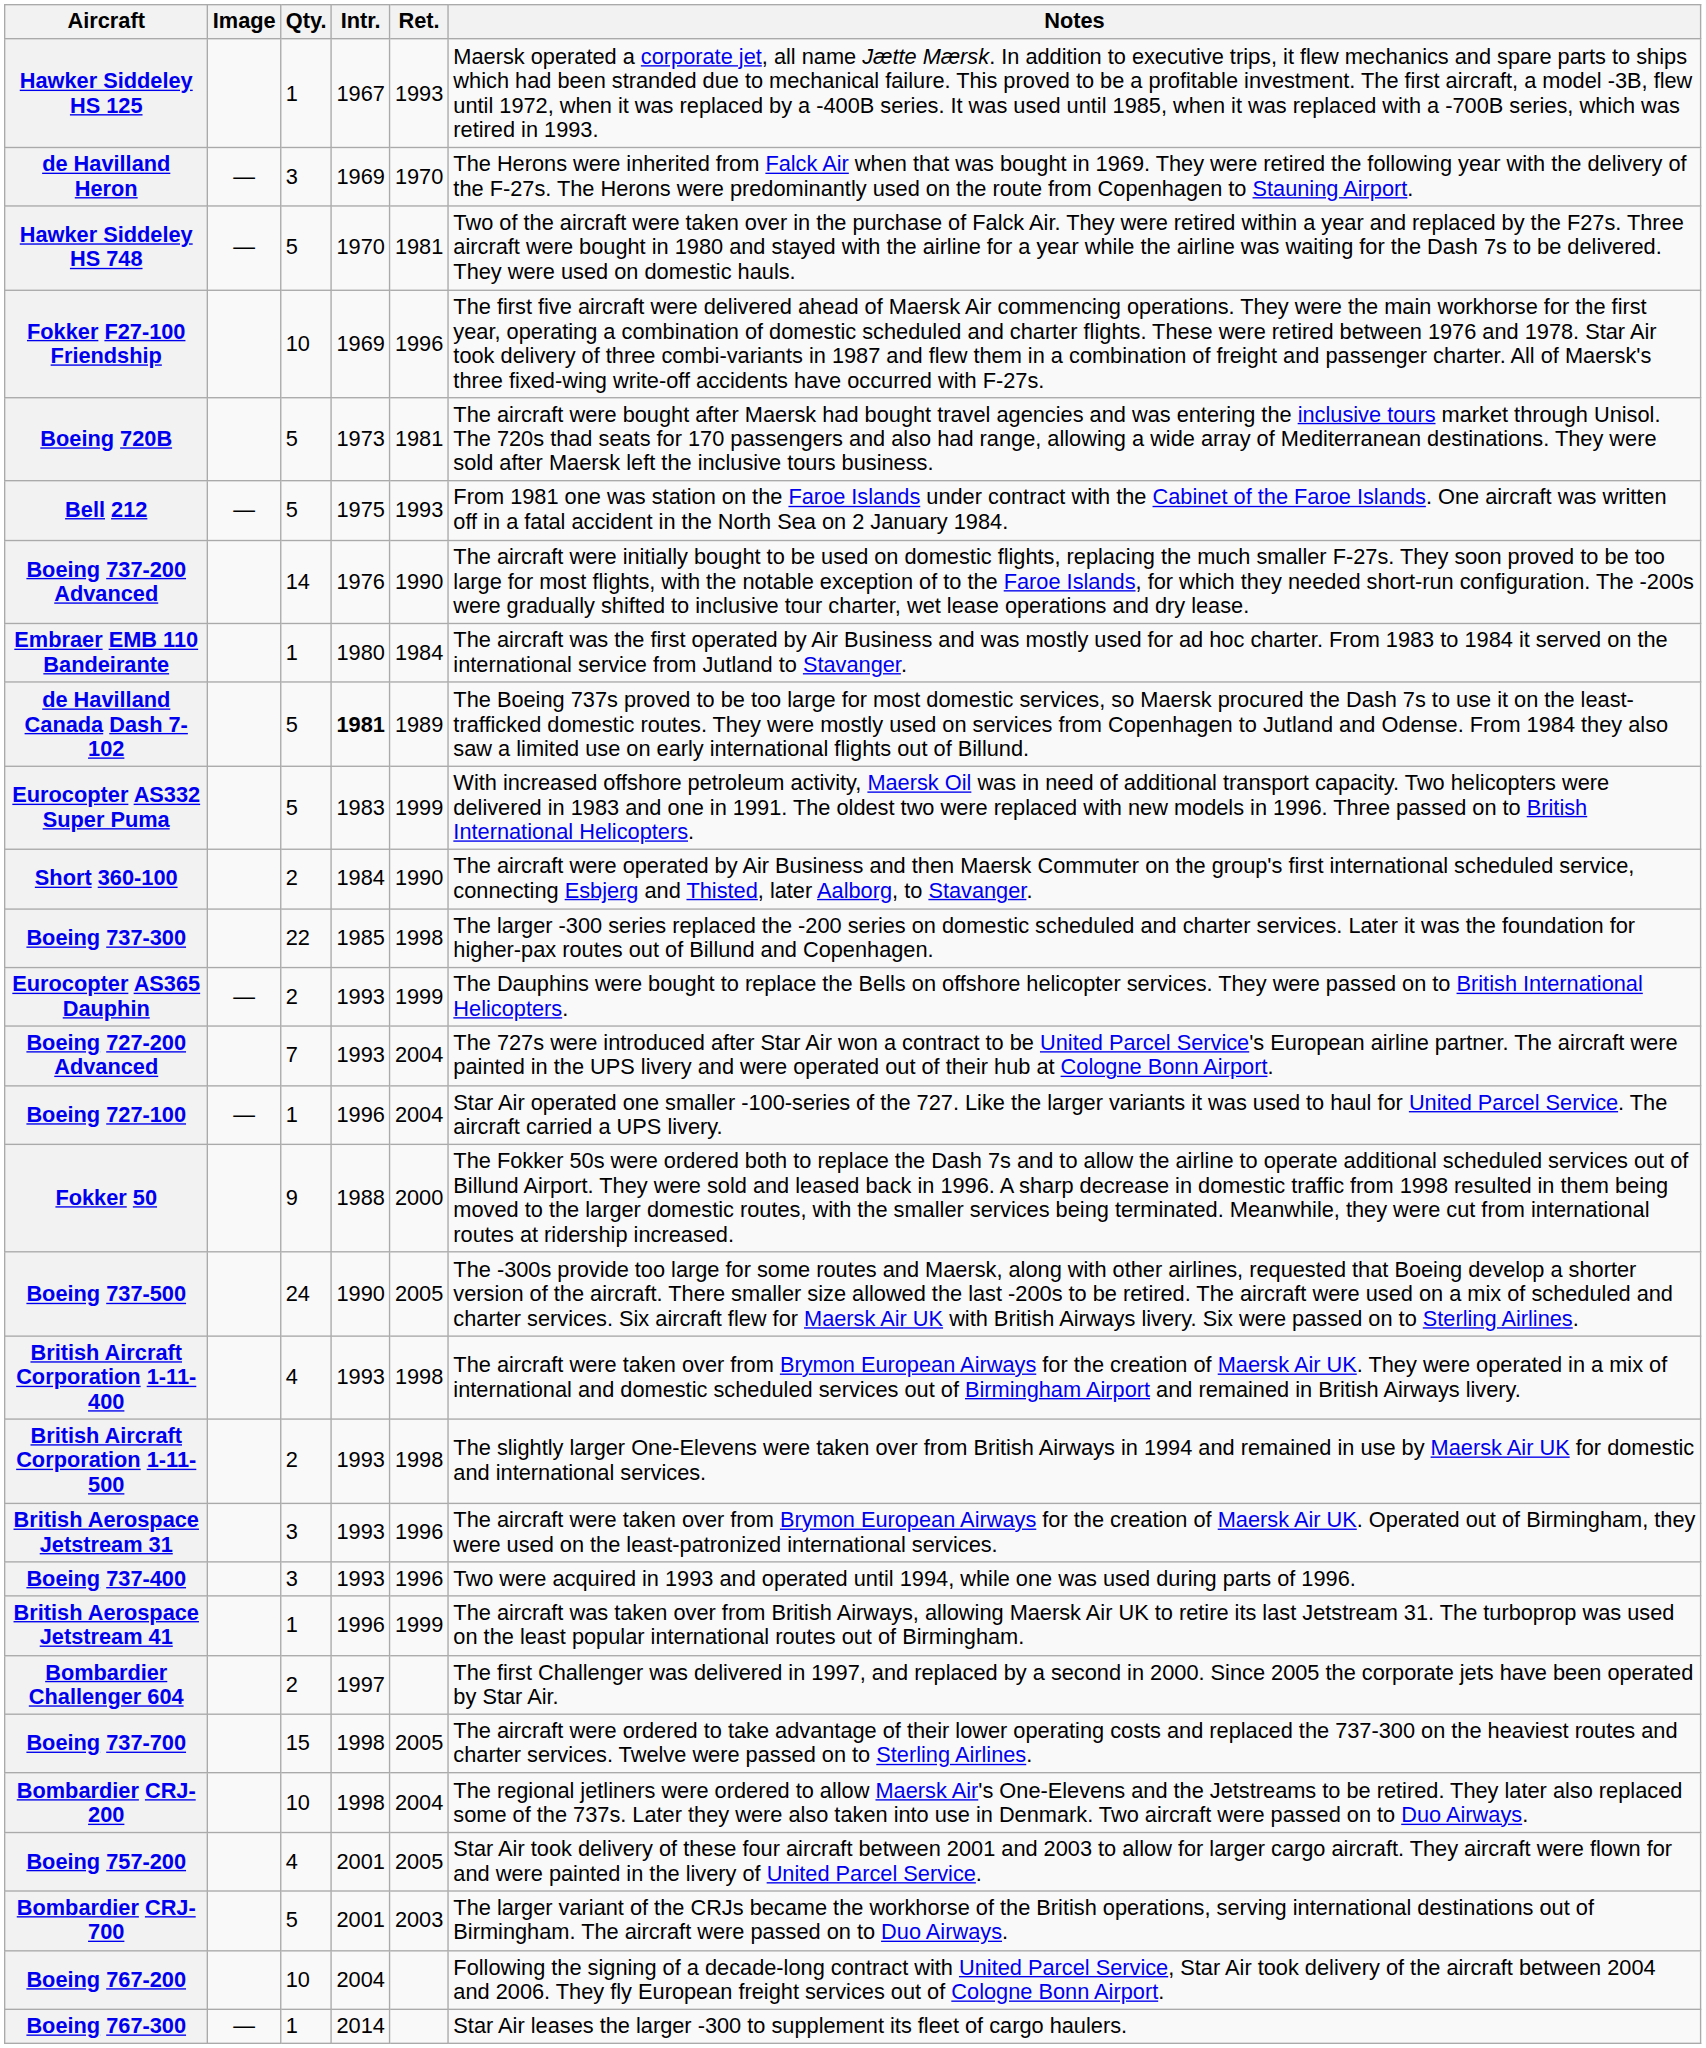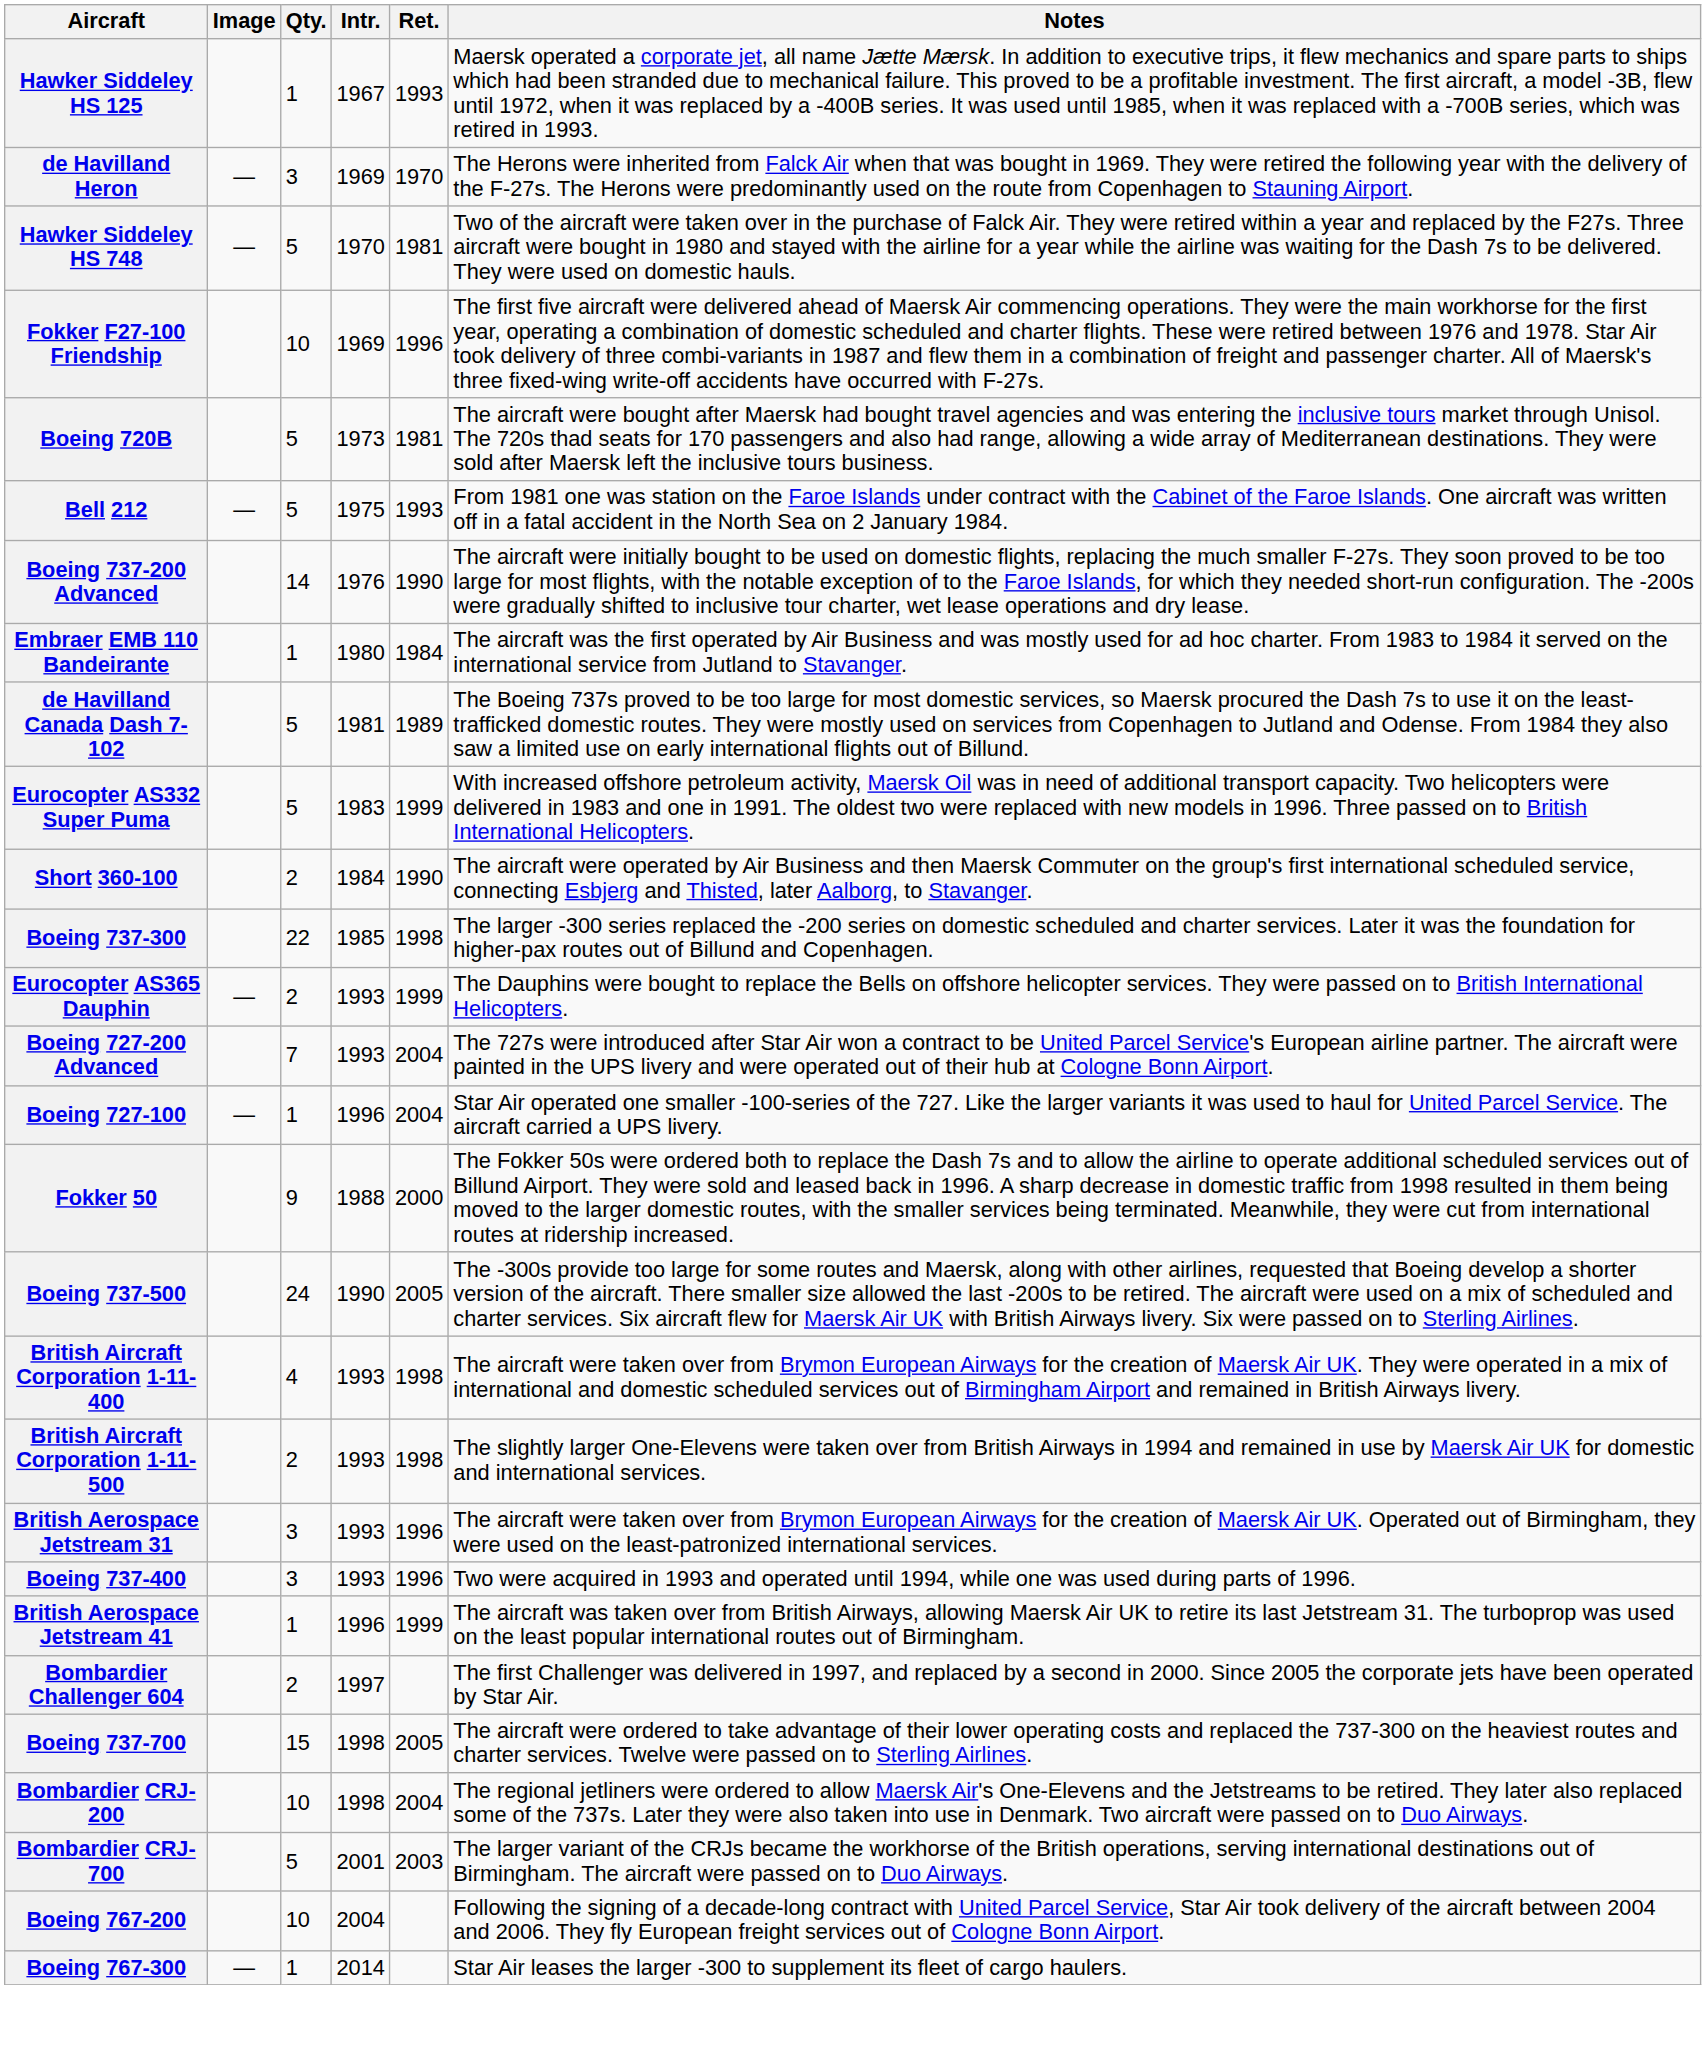(361, 724) bold -> (361, 724) normal
- row: (106, 1861)
